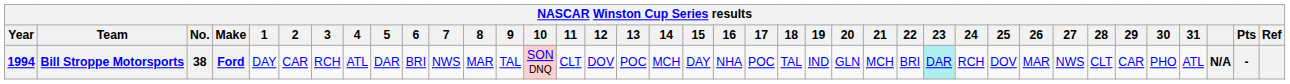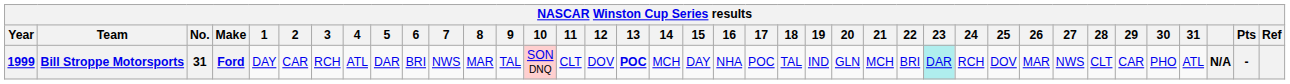(21, 62) 1994 -> (21, 62) 1999
(200, 62) 38 -> (200, 62) 31
(633, 62) normal -> (633, 62) bold
